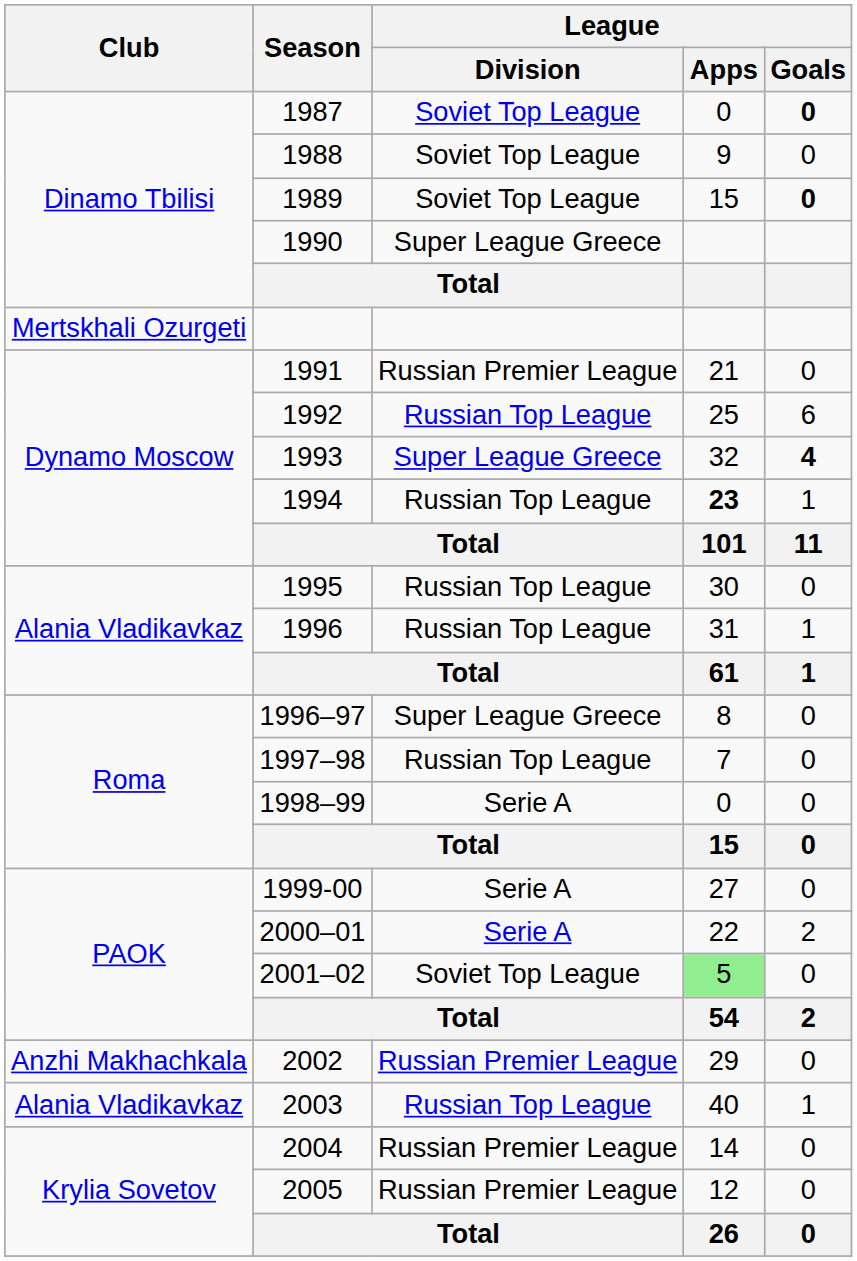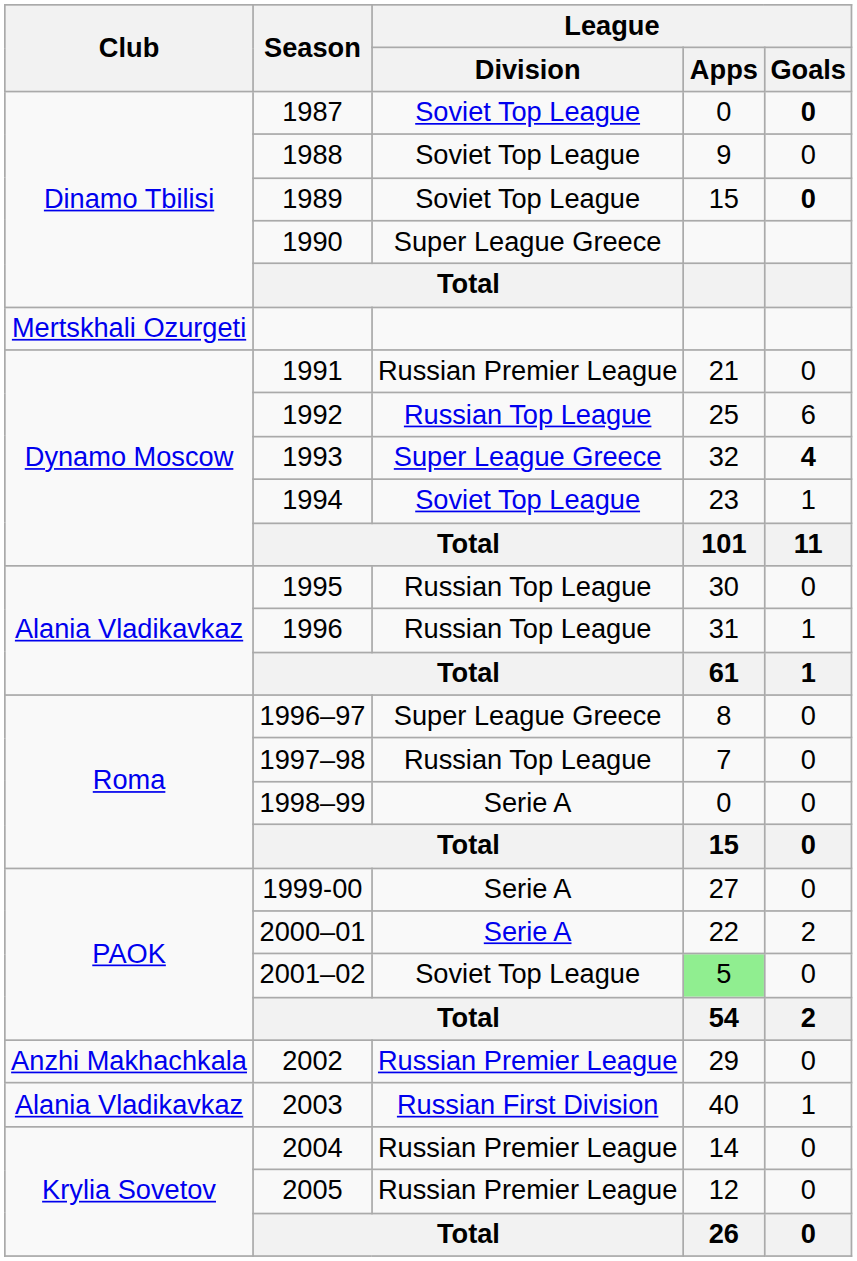(528, 500) Russian Top League -> (528, 500) Soviet Top League
(724, 500) bold -> (724, 500) normal
(528, 1104) Russian Top League -> (528, 1104) Russian First Division
